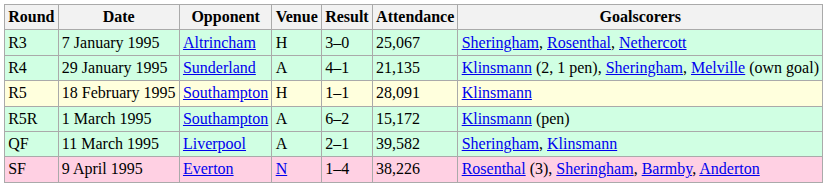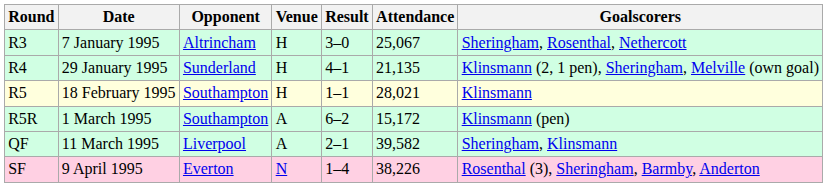(281, 67) A -> (281, 67) H
(398, 93) 28,091 -> (398, 93) 28,021
